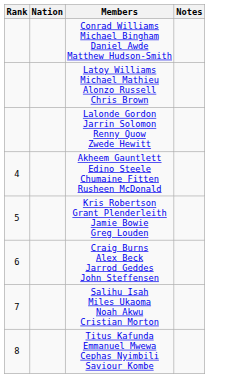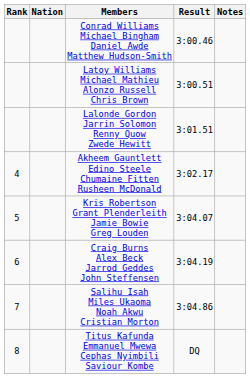+ column: (195, 11)
